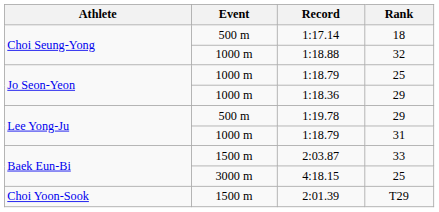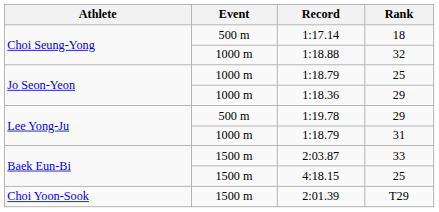(234, 176) 3000 m -> (234, 176) 1500 m
